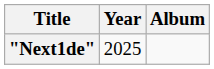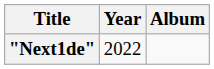(123, 49) 2025 -> (123, 49) 2022
